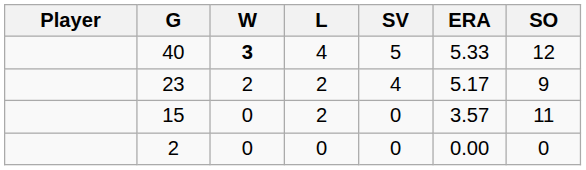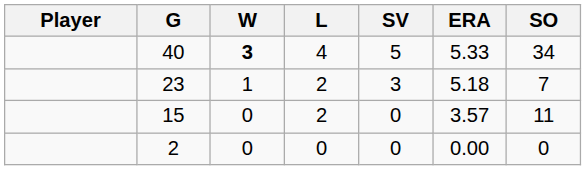(544, 52) 12 -> (544, 52) 34
(247, 84) 2 -> (247, 84) 1
(396, 84) 4 -> (396, 84) 3
(470, 84) 5.17 -> (470, 84) 5.18
(544, 84) 9 -> (544, 84) 7
